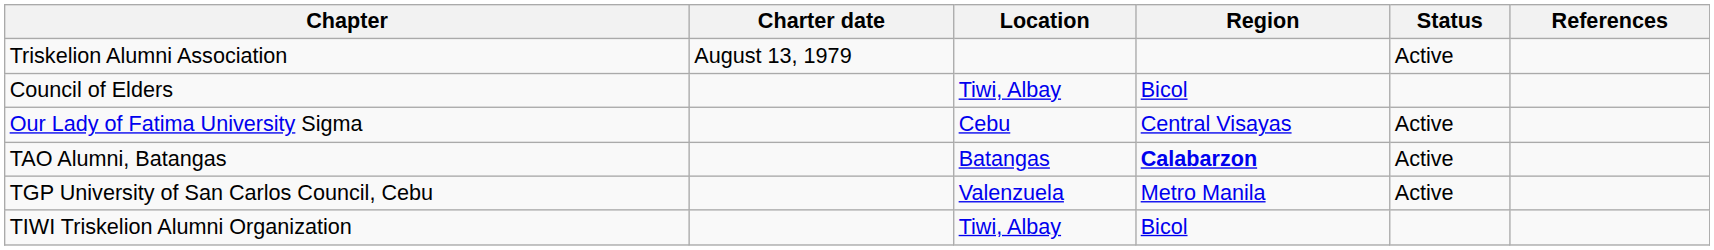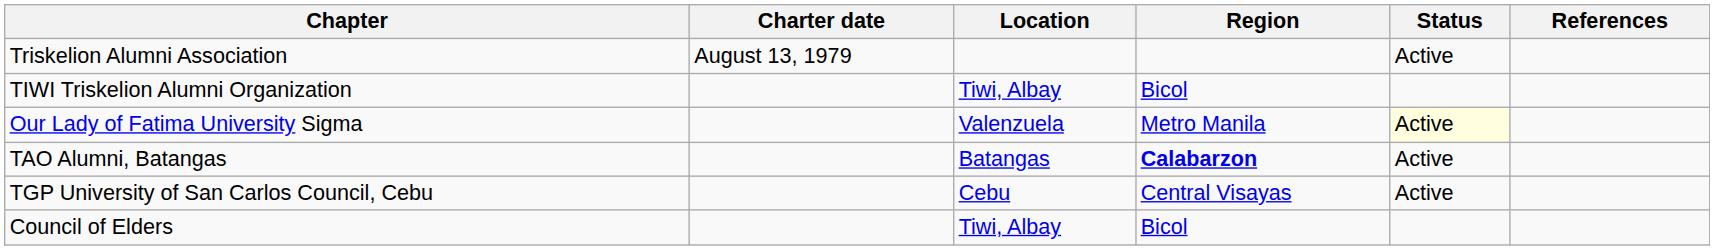rows swapped: (91, 90) <-> (181, 227)
(984, 124) Cebu -> (1011, 124) Valenzuela
(1216, 124) Central Visayas -> (1203, 124) Metro Manila
(1424, 124) no background -> (1424, 124) lightyellow background
(1011, 192) Valenzuela -> (984, 192) Cebu
(1203, 192) Metro Manila -> (1216, 192) Central Visayas
